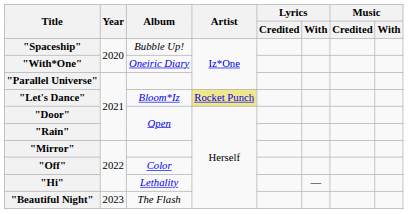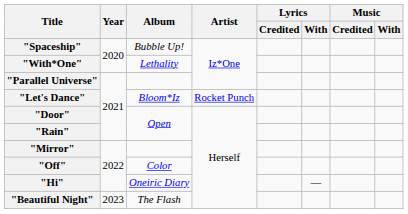(159, 64) Oneiric Diary -> (159, 64) Lethality
(224, 98) khaki background -> (224, 98) no background
(159, 183) Lethality -> (159, 183) Oneiric Diary
